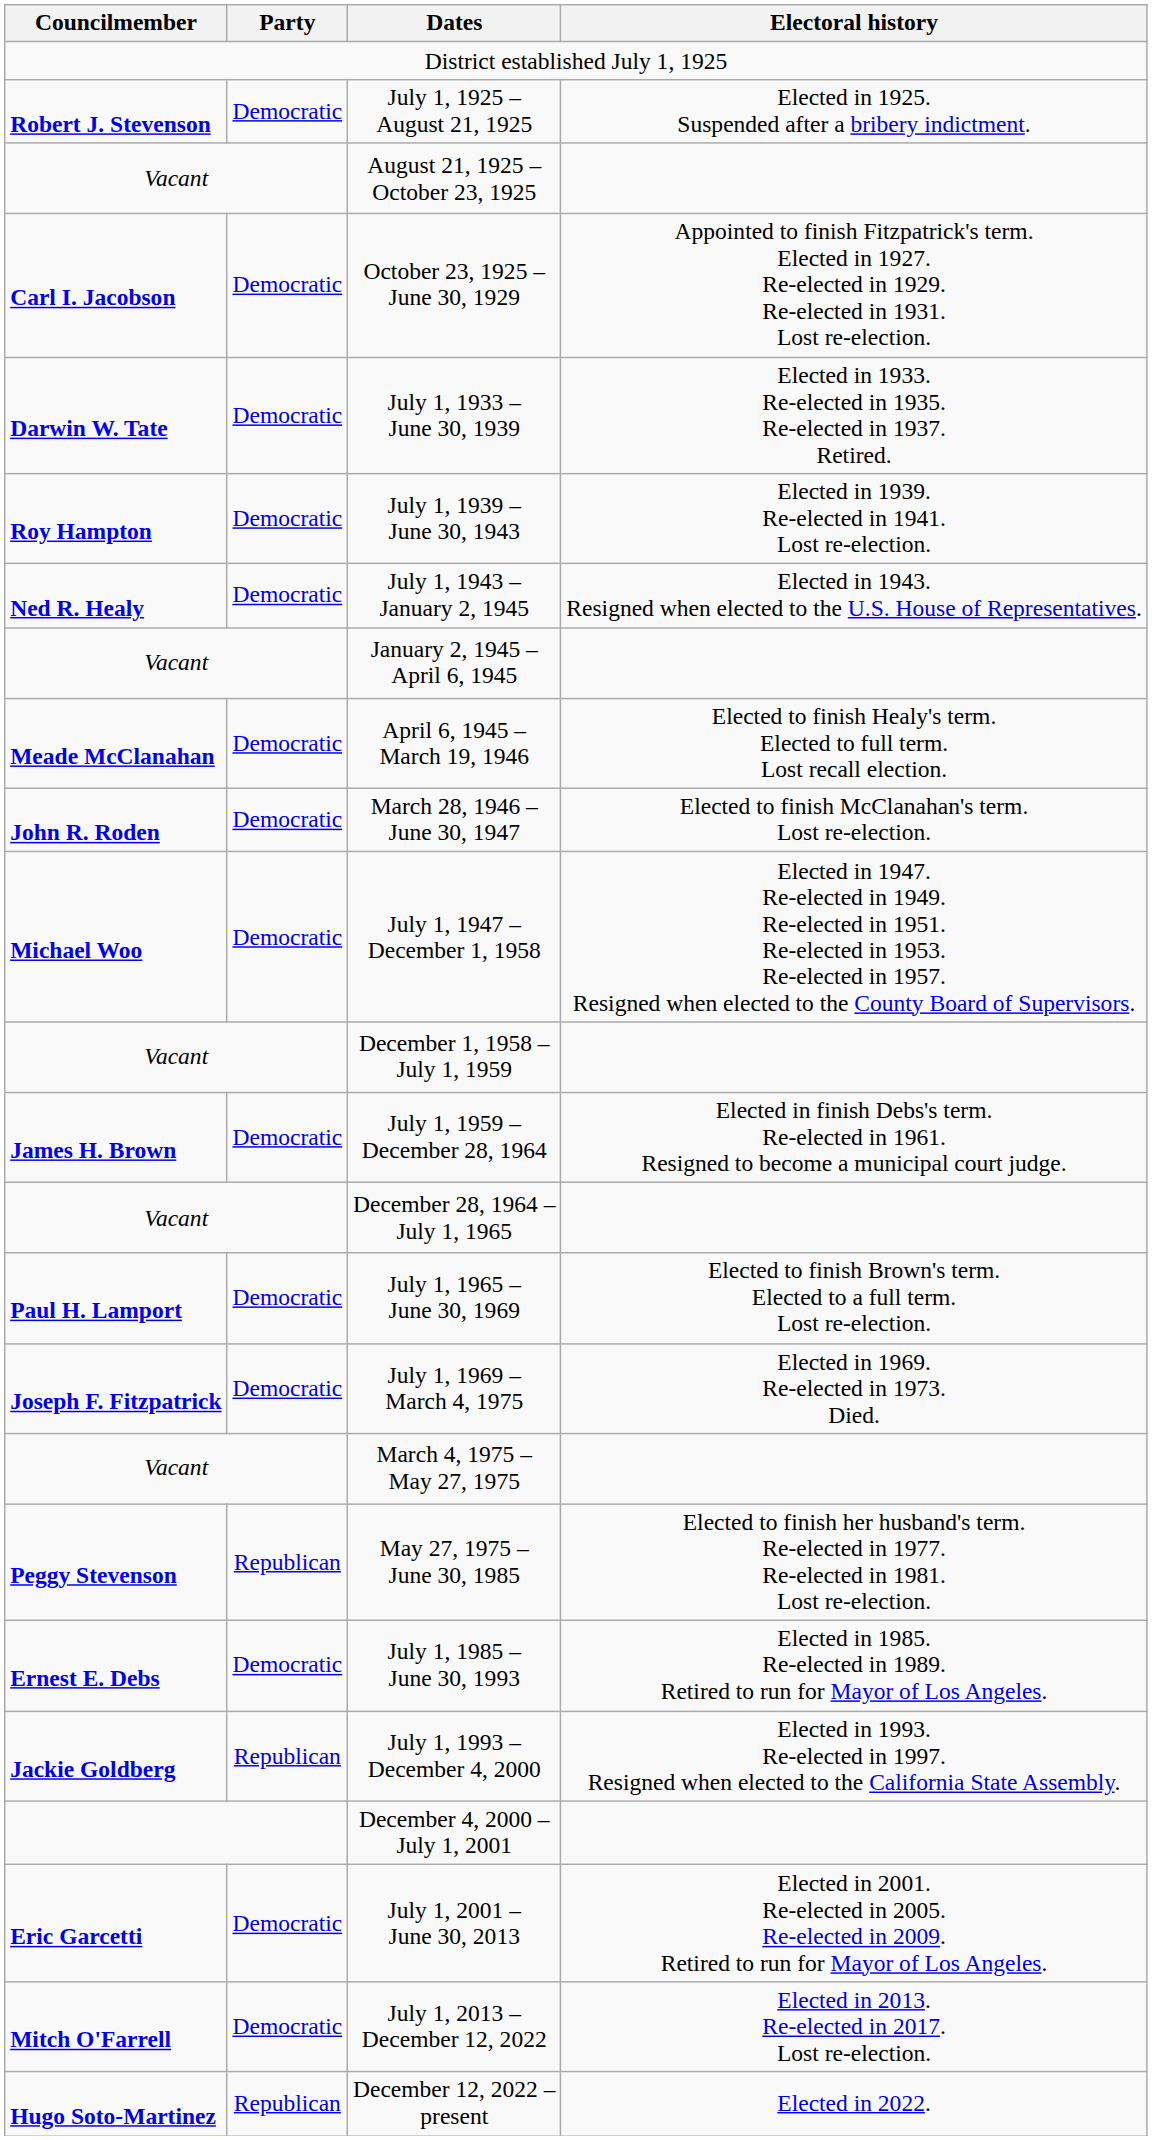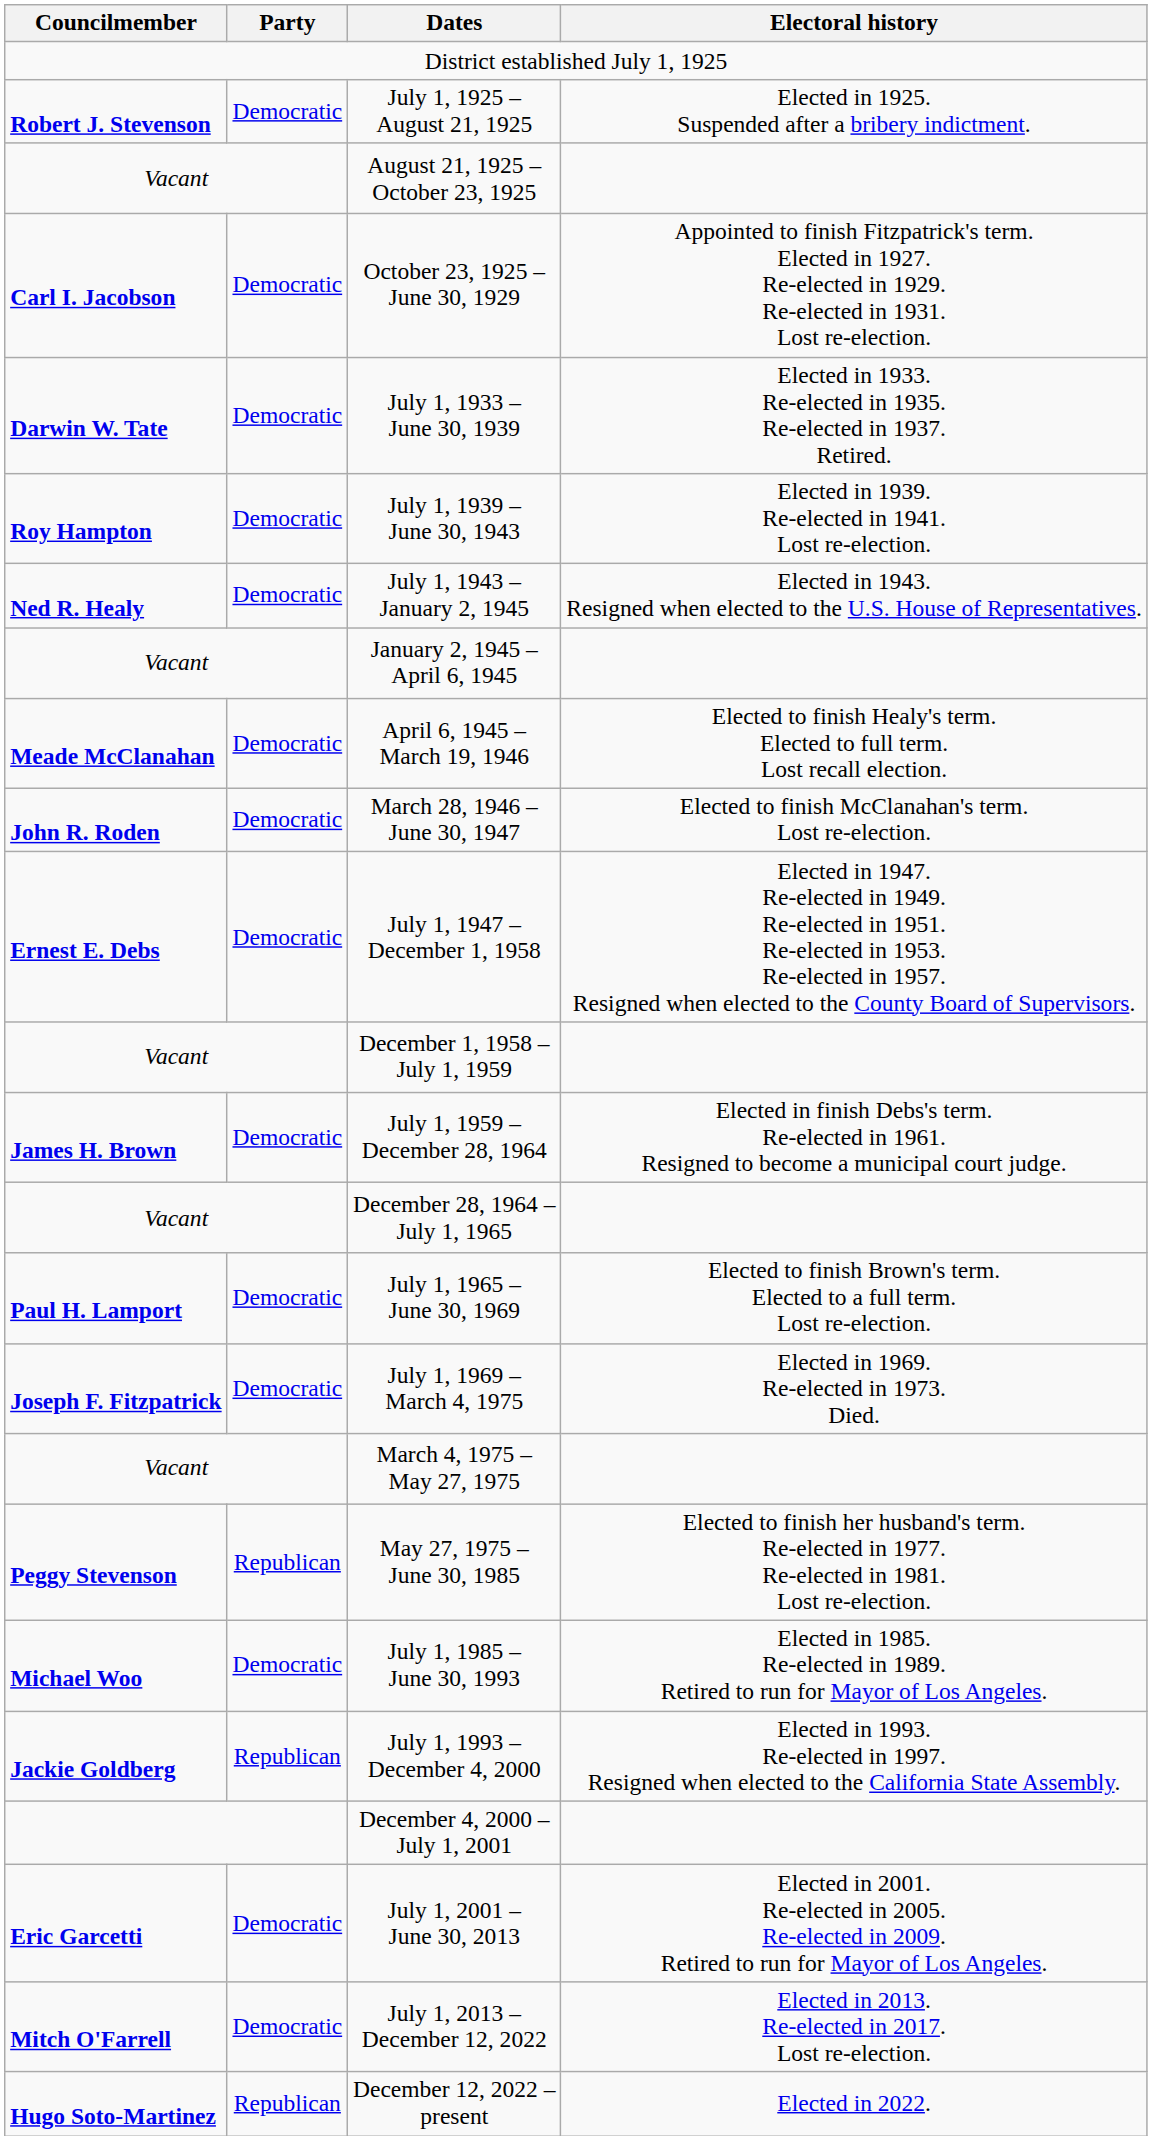(76, 949) Michael Woo -> (85, 949) Ernest E. Debs
(85, 1678) Ernest E. Debs -> (76, 1678) Michael Woo
